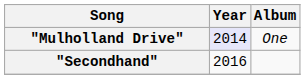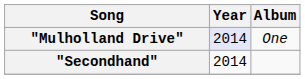(230, 62) 2016 -> (230, 62) 2014
